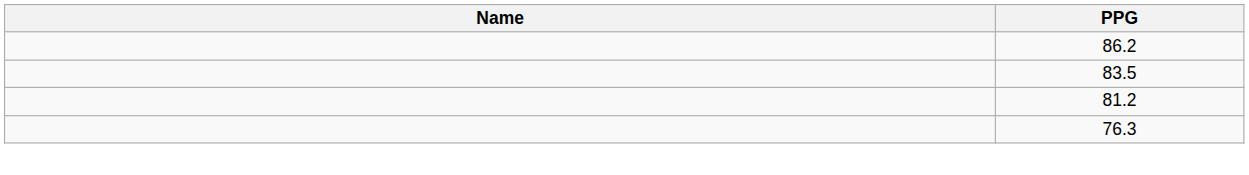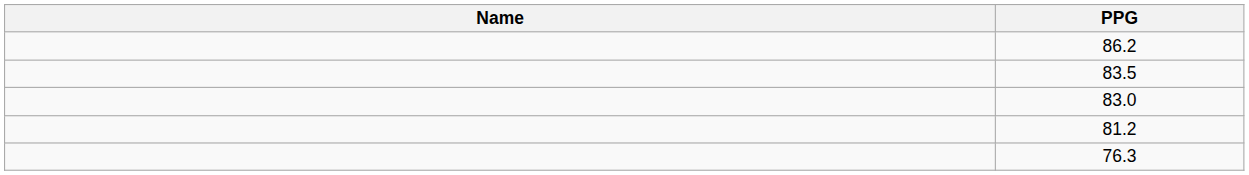+ row: (1120, 101)
